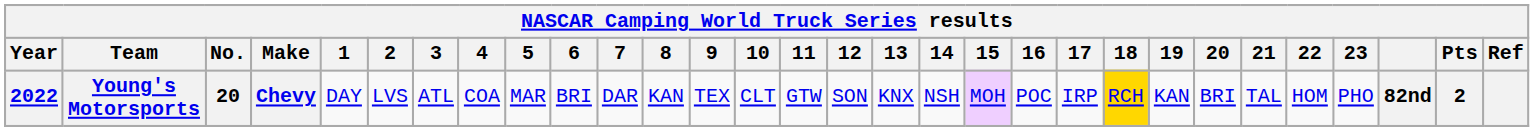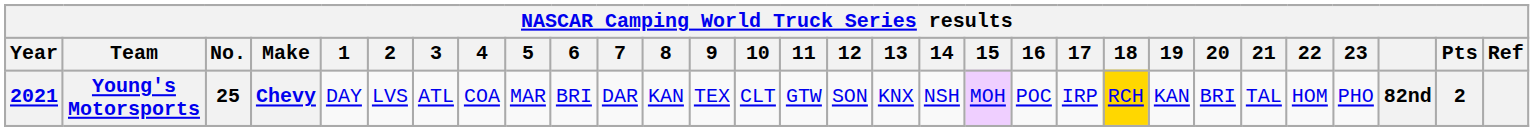(34, 97) 2022 -> (34, 97) 2021
(228, 97) 20 -> (228, 97) 25
